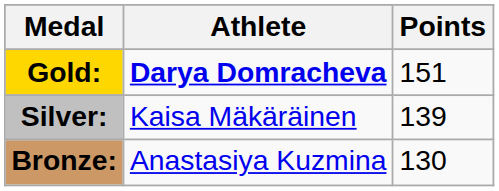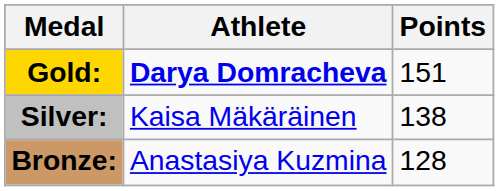(423, 116) 139 -> (423, 116) 138
(423, 161) 130 -> (423, 161) 128
